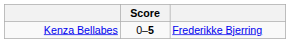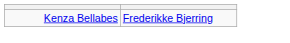- column: (145, 13)
